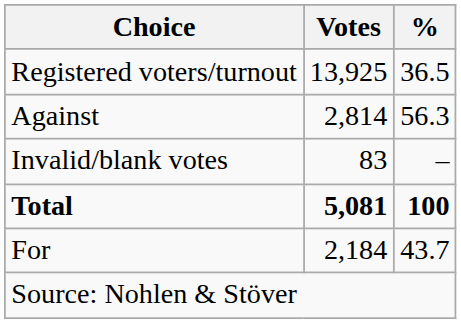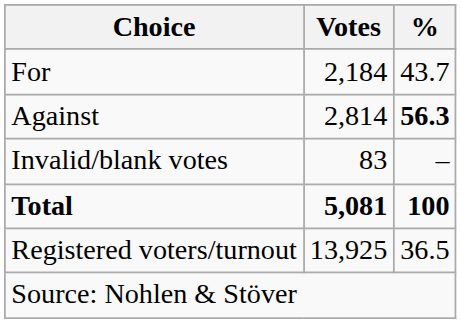rows swapped: (31, 250) <-> (154, 71)
(425, 116) normal -> (425, 116) bold
